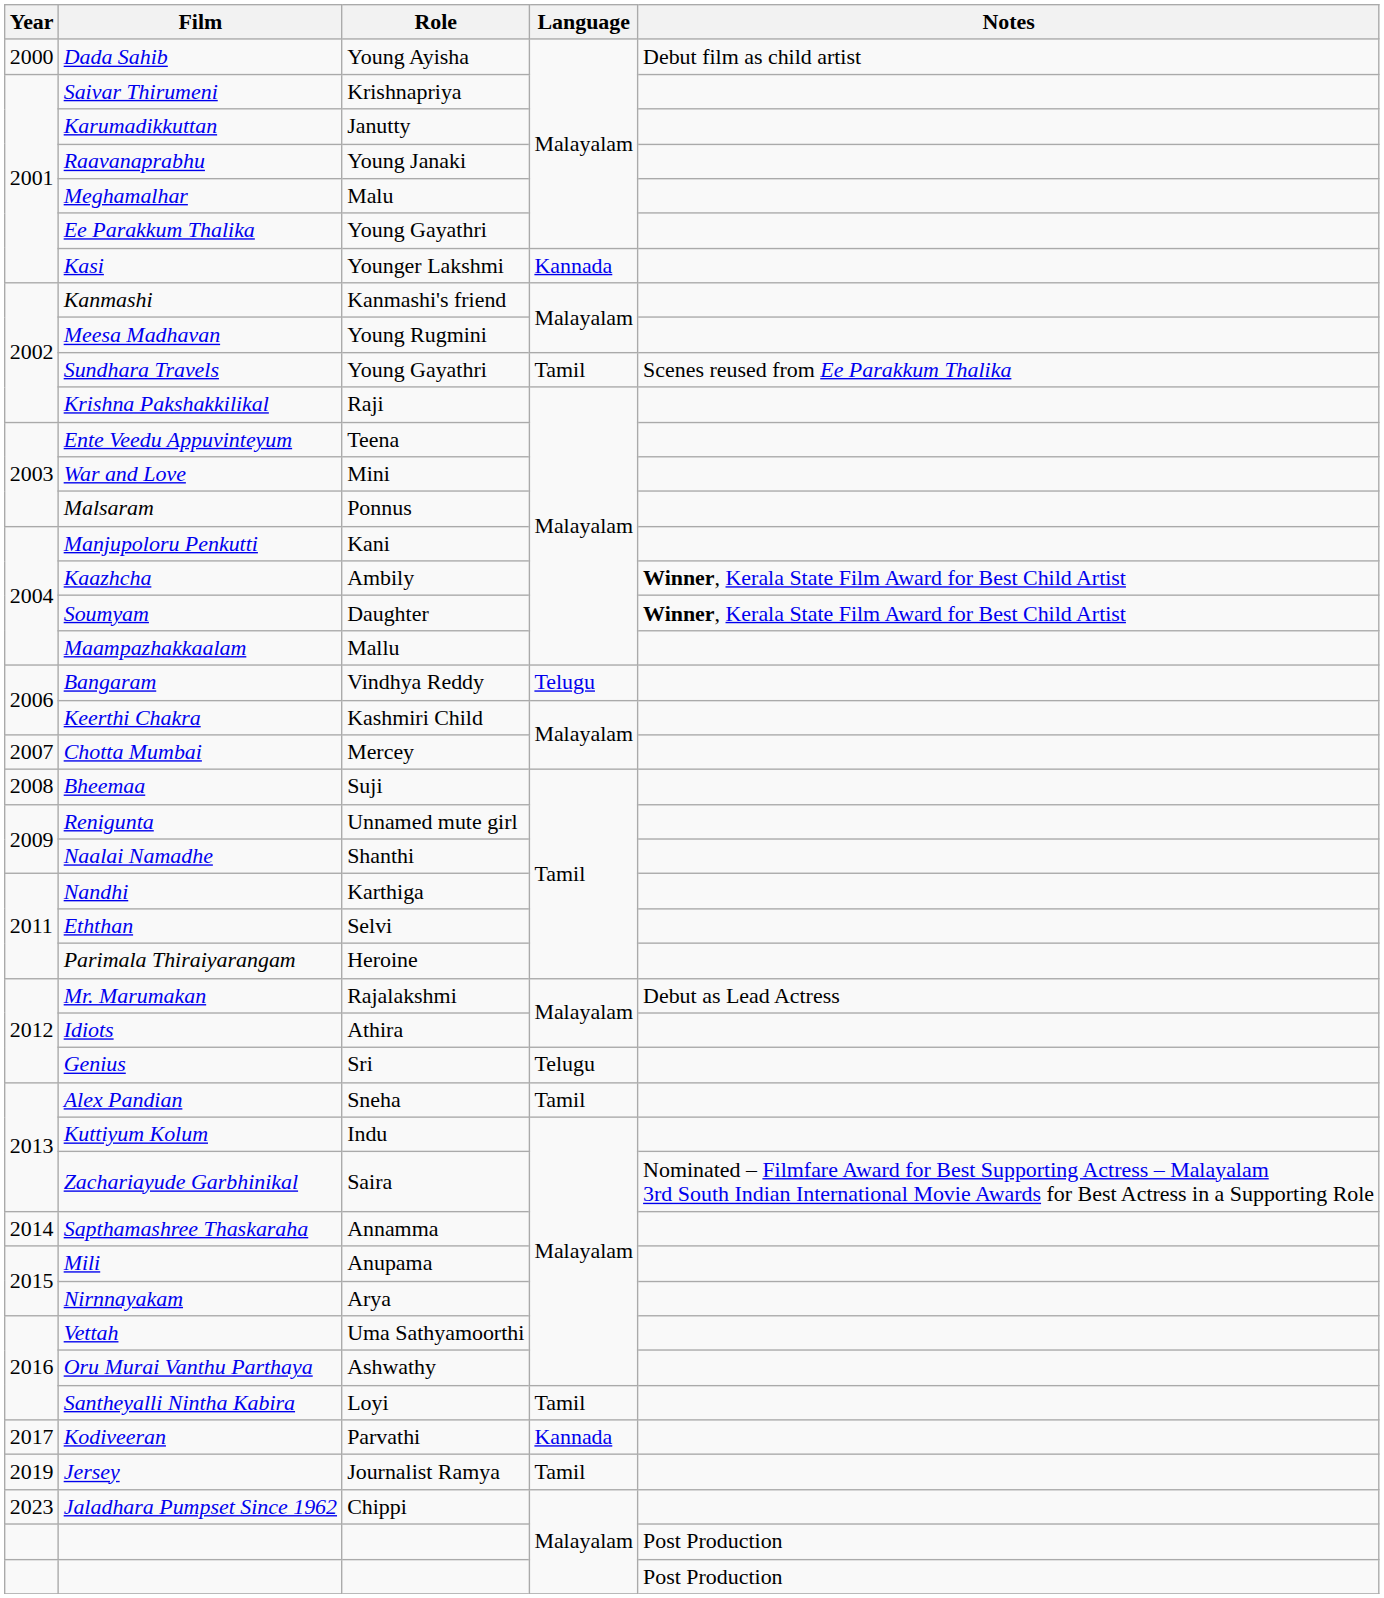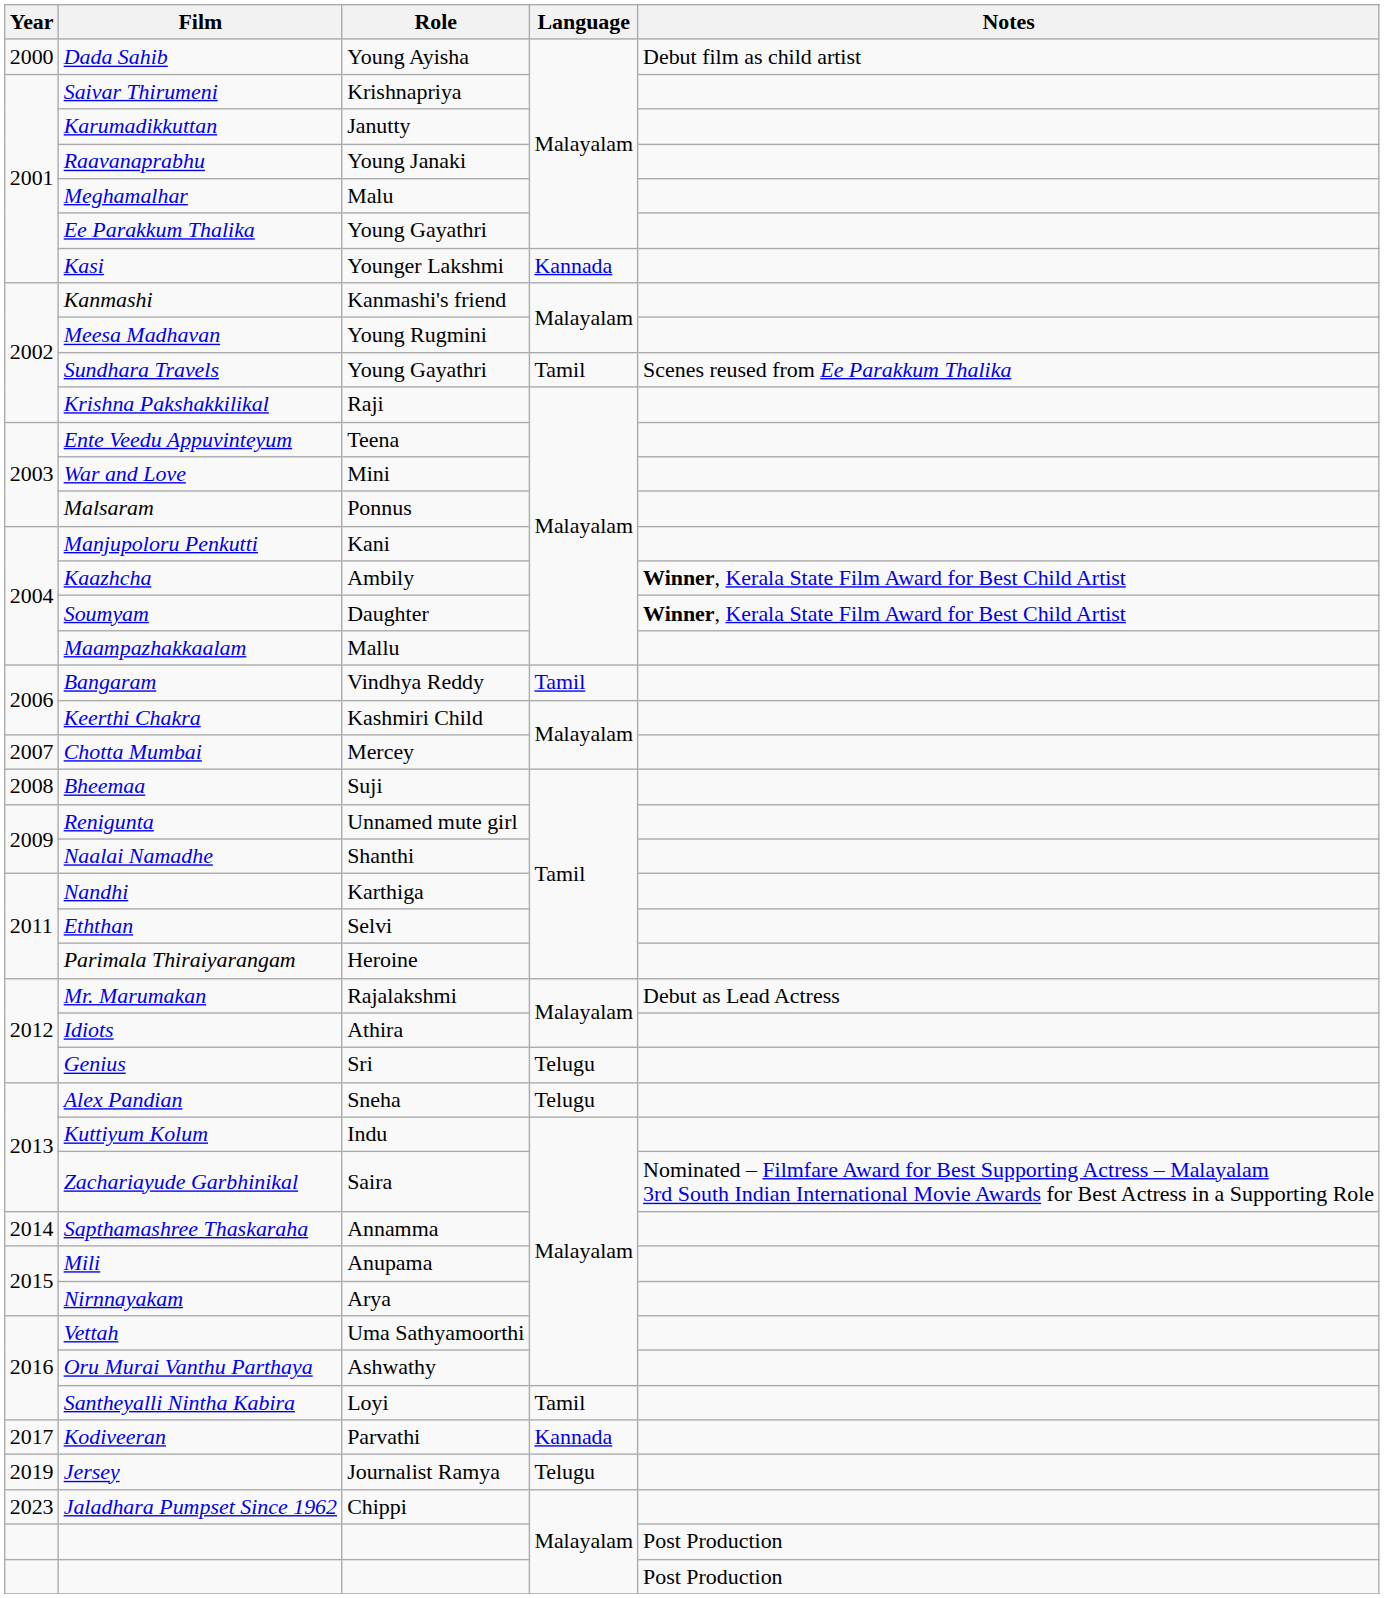(565, 682) Telugu -> (560, 682) Tamil
(560, 1099) Tamil -> (565, 1099) Telugu
(560, 1471) Tamil -> (565, 1471) Telugu
